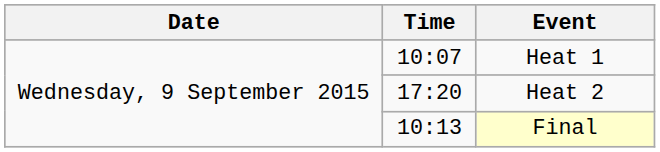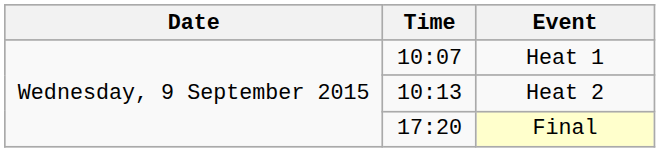(429, 93) 17:20 -> (429, 93) 10:13
(429, 129) 10:13 -> (429, 129) 17:20
